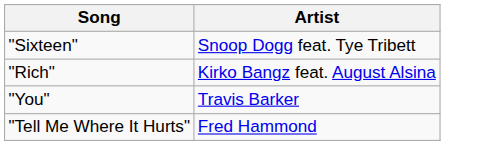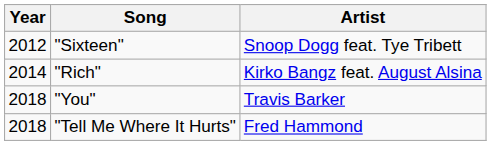+ column: (28, 18)
